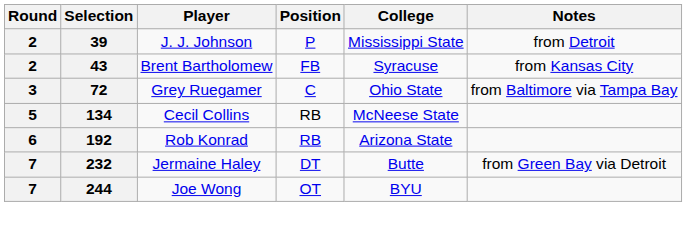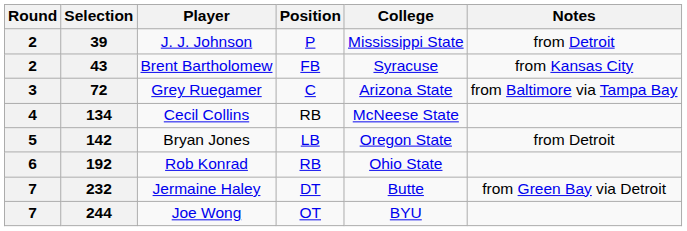(406, 90) Ohio State -> (406, 90) Arizona State
(33, 115) 5 -> (33, 115) 4
+ row: (99, 139)
(406, 139) Arizona State -> (406, 164) Ohio State
